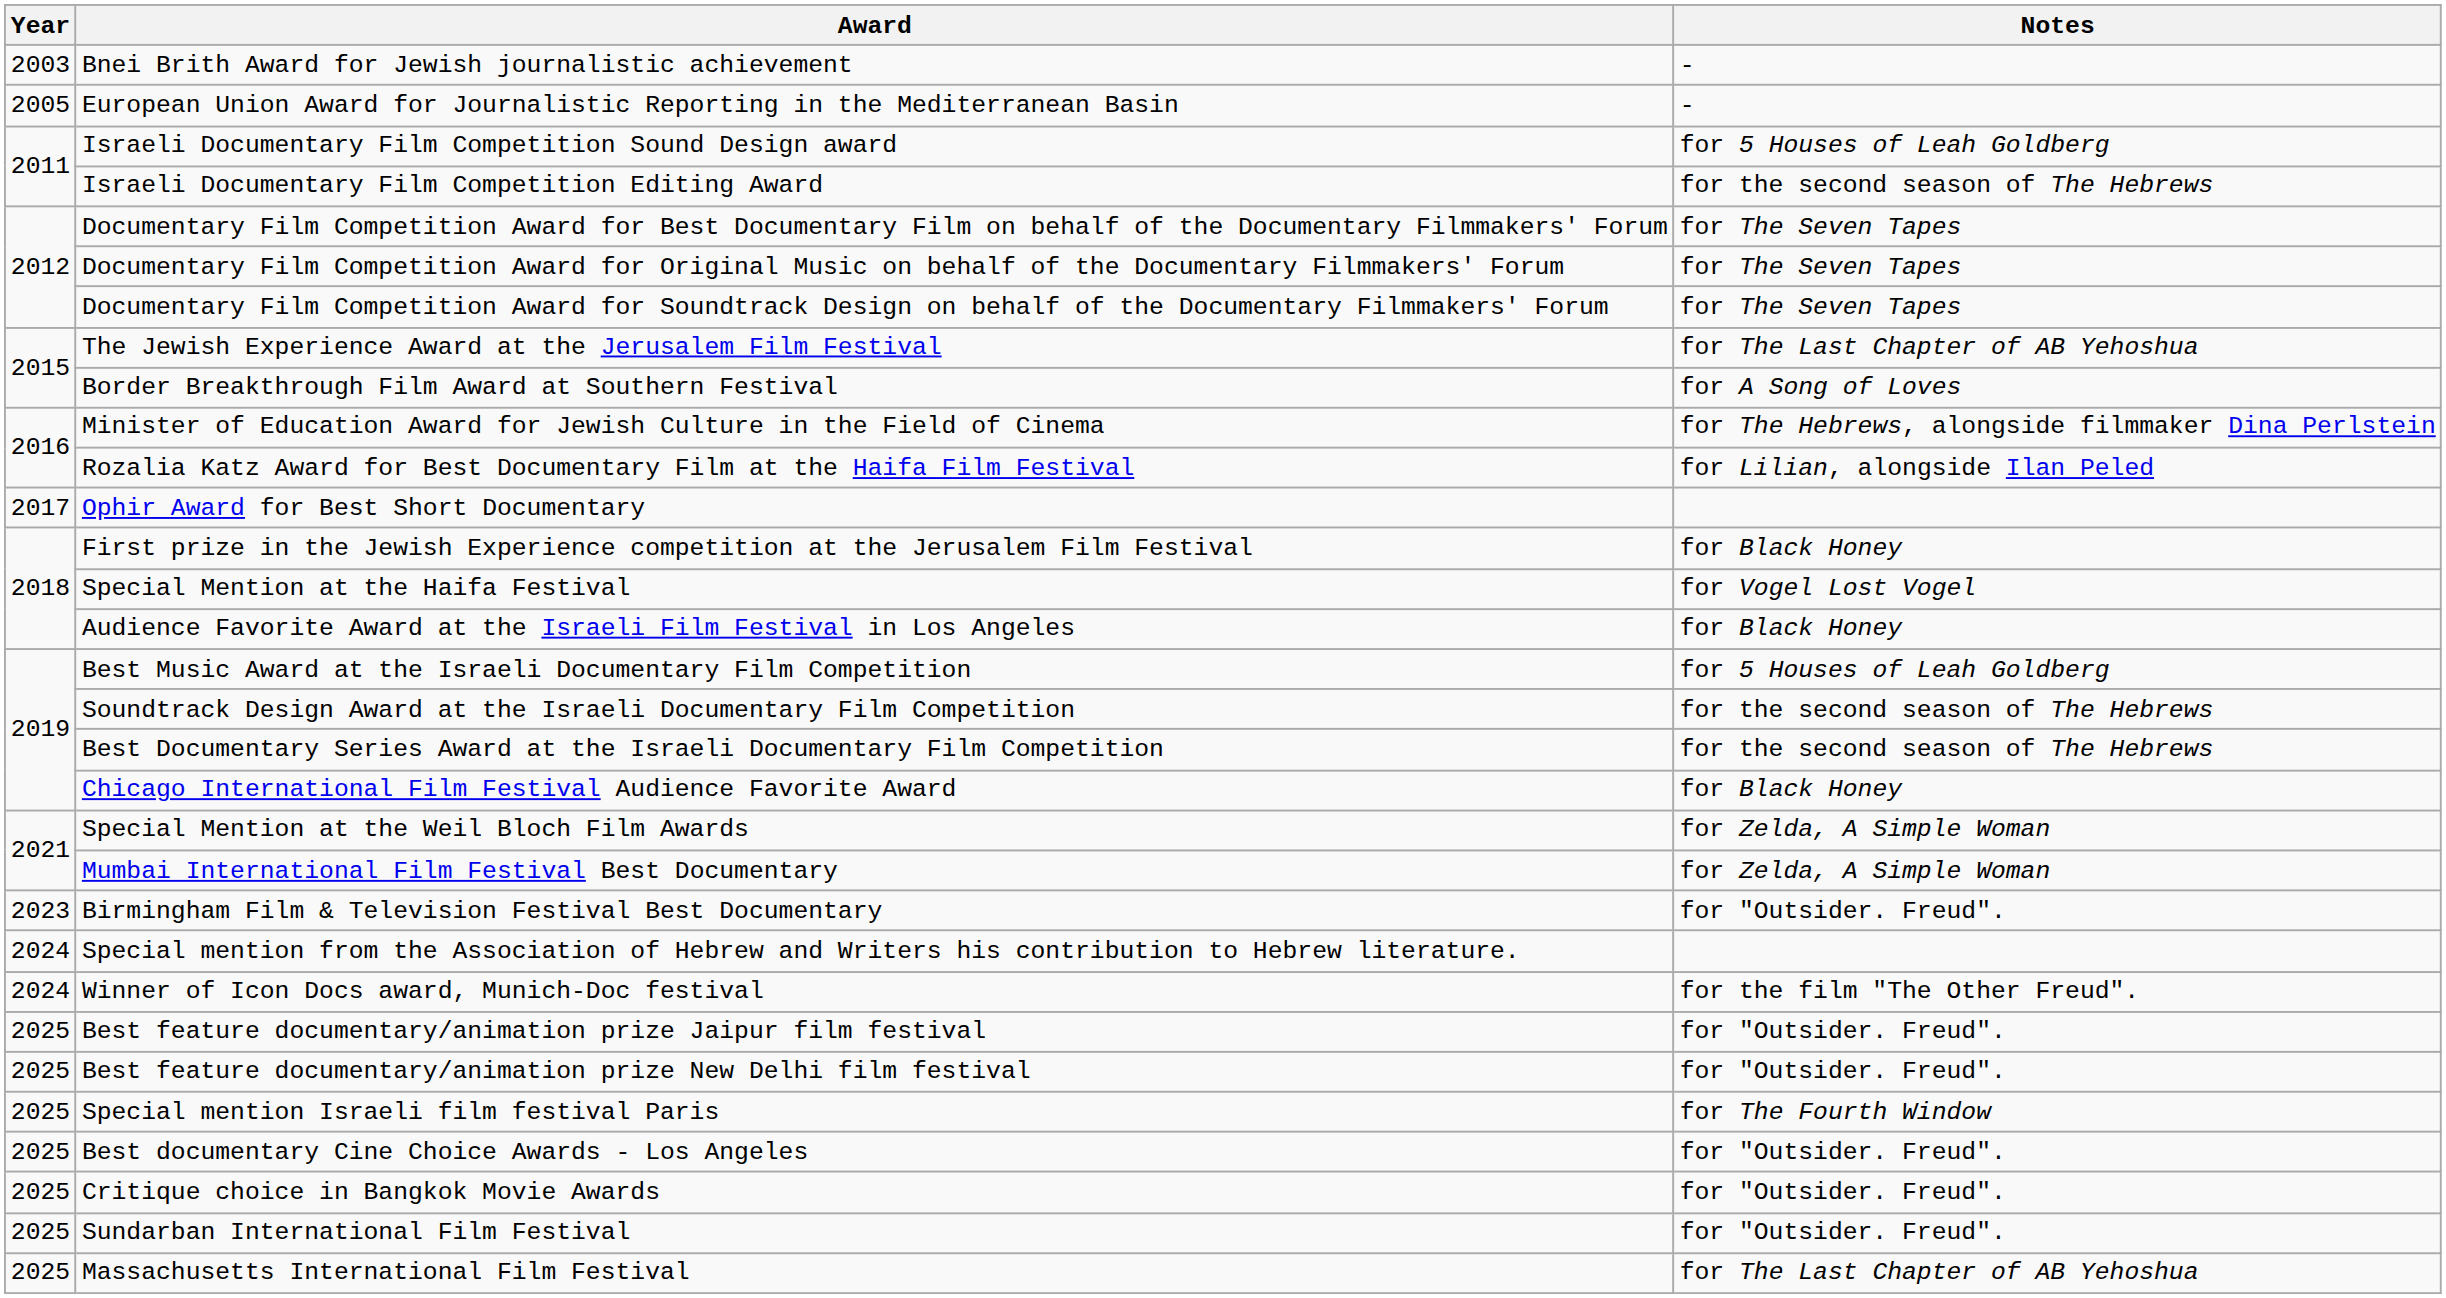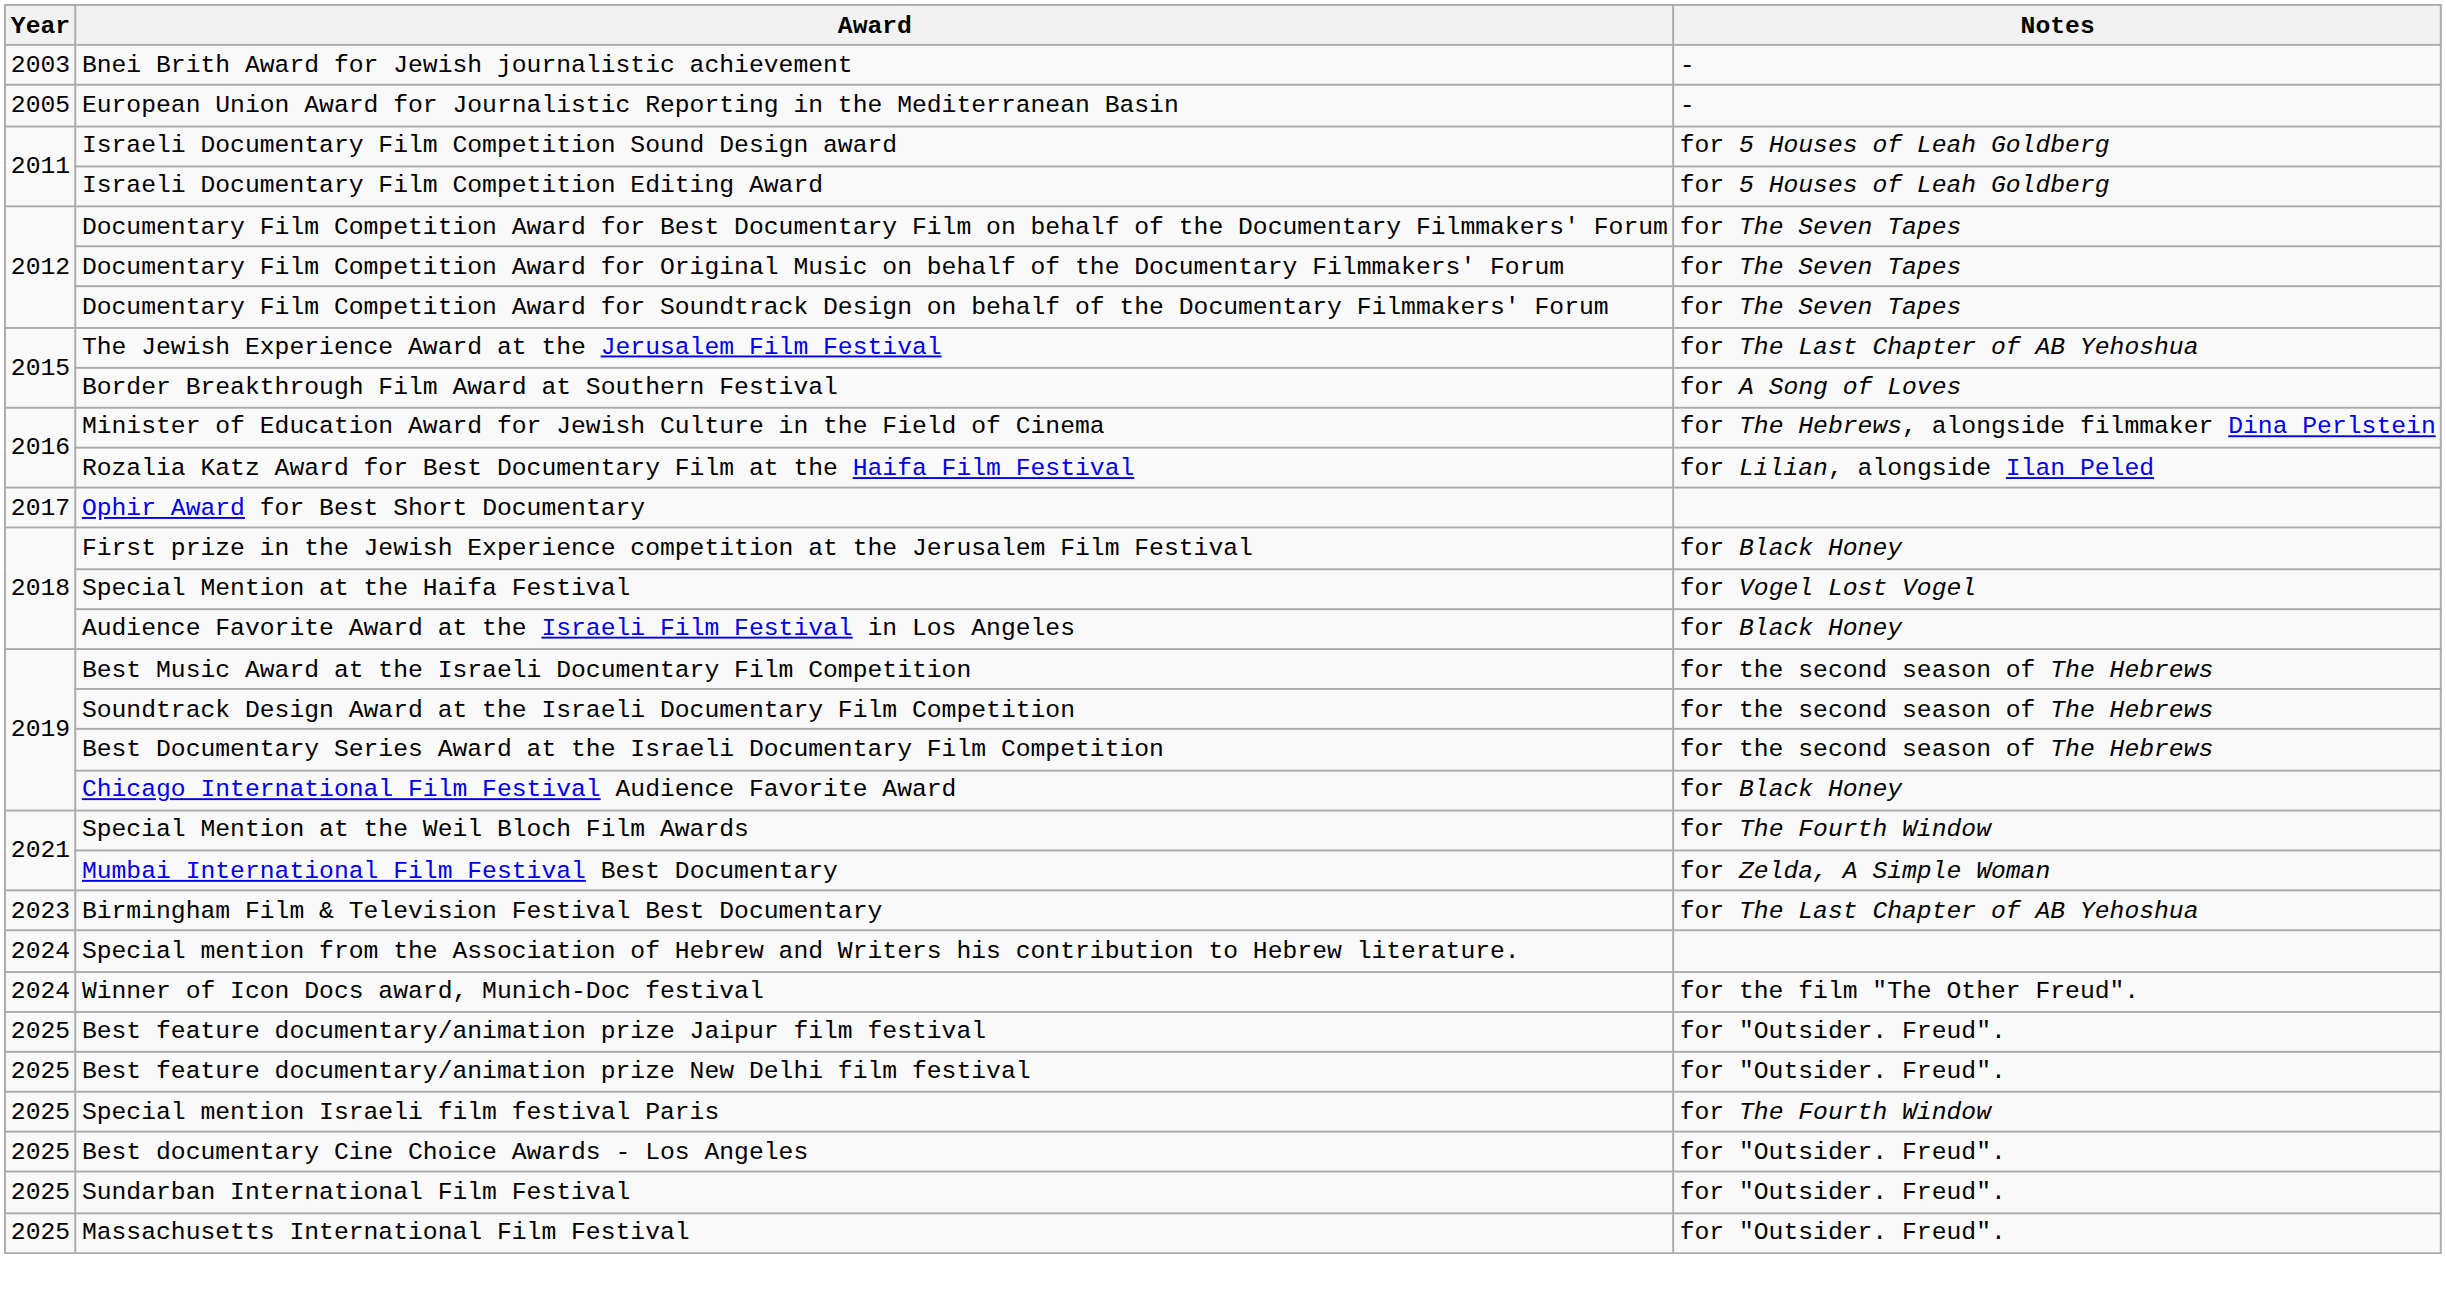(1947, 186) for the second season of The Hebrews -> (1895, 186) for 5 Houses of Leah Goldberg
(1895, 669) for 5 Houses of Leah Goldberg -> (1947, 669) for the second season of The Hebrews
(1865, 830) for Zelda, A Simple Woman -> (1835, 830) for The Fourth Window
(1843, 911) for "Outsider. Freud". -> (1939, 911) for The Last Chapter of AB Yehoshua
- row: (371, 1193)
(1939, 1273) for The Last Chapter of AB Yehoshua -> (1843, 1233) for "Outsider. Freud".
